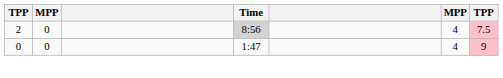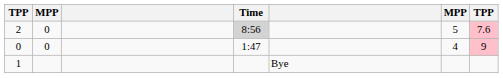(455, 30) 4 -> (455, 30) 5
(484, 30) 7.5 -> (484, 30) 7.6
+ row: (19, 64)
